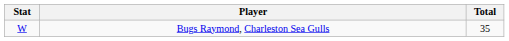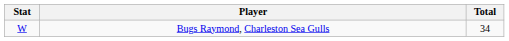(485, 28) 35 -> (485, 28) 34
